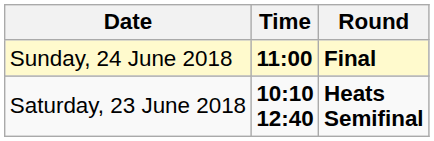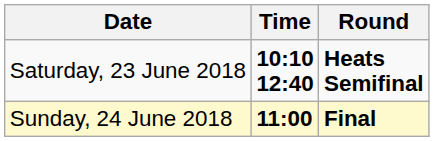rows swapped: (128, 105) <-> (121, 57)
